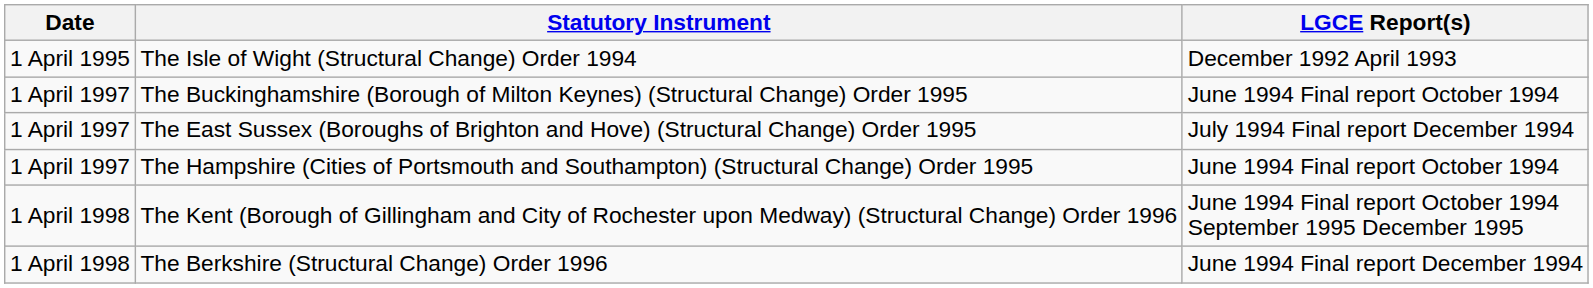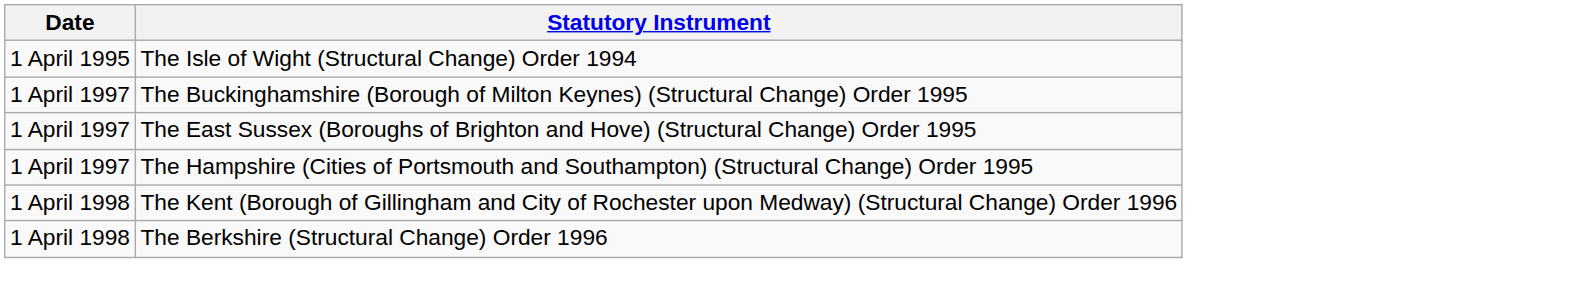- column: (1385, 22)
